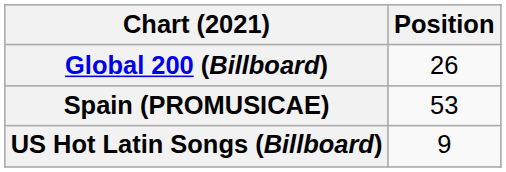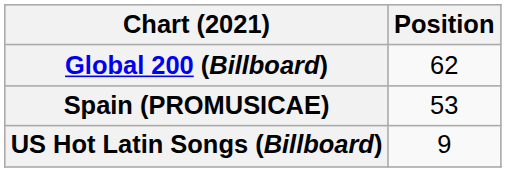(444, 65) 26 -> (444, 65) 62
